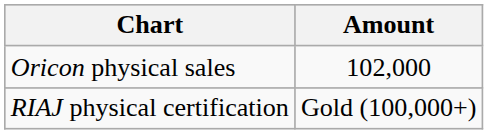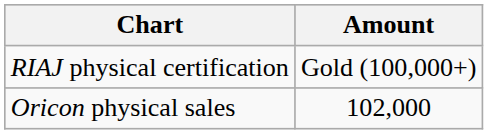rows swapped: (123, 66) <-> (150, 107)
